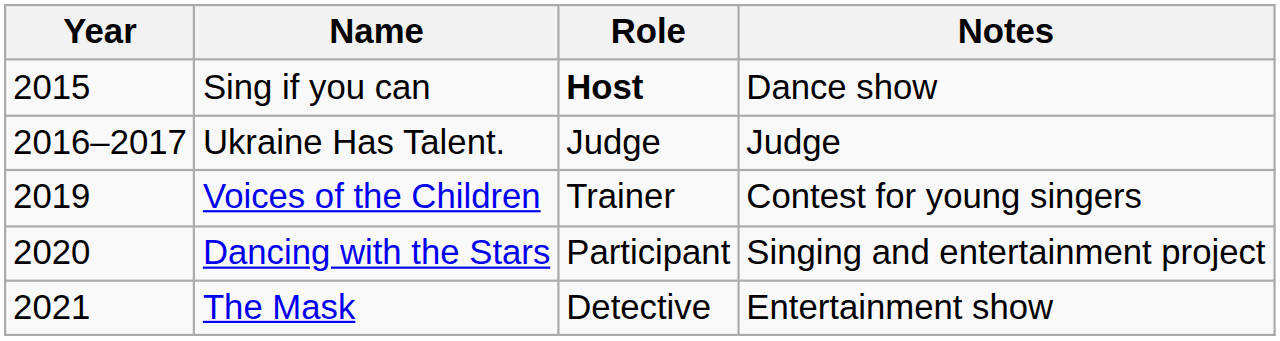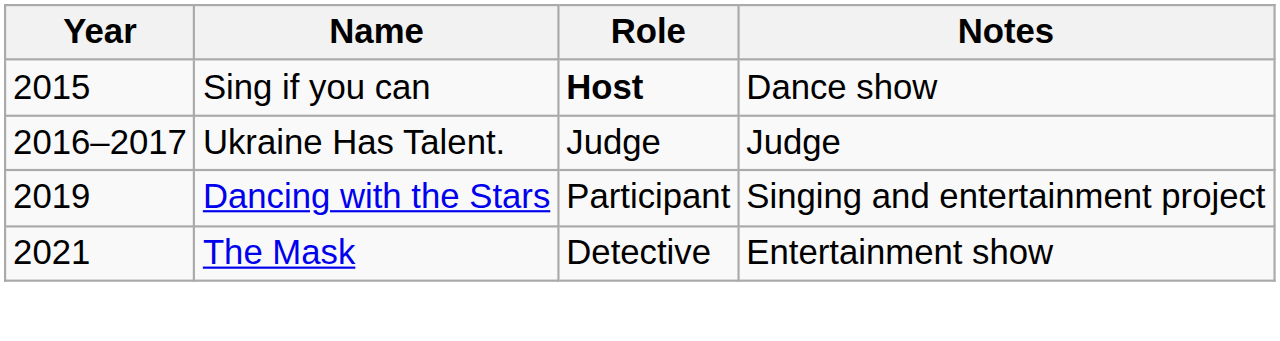- row: (372, 197)
(52, 252) 2020 -> (52, 197) 2019
